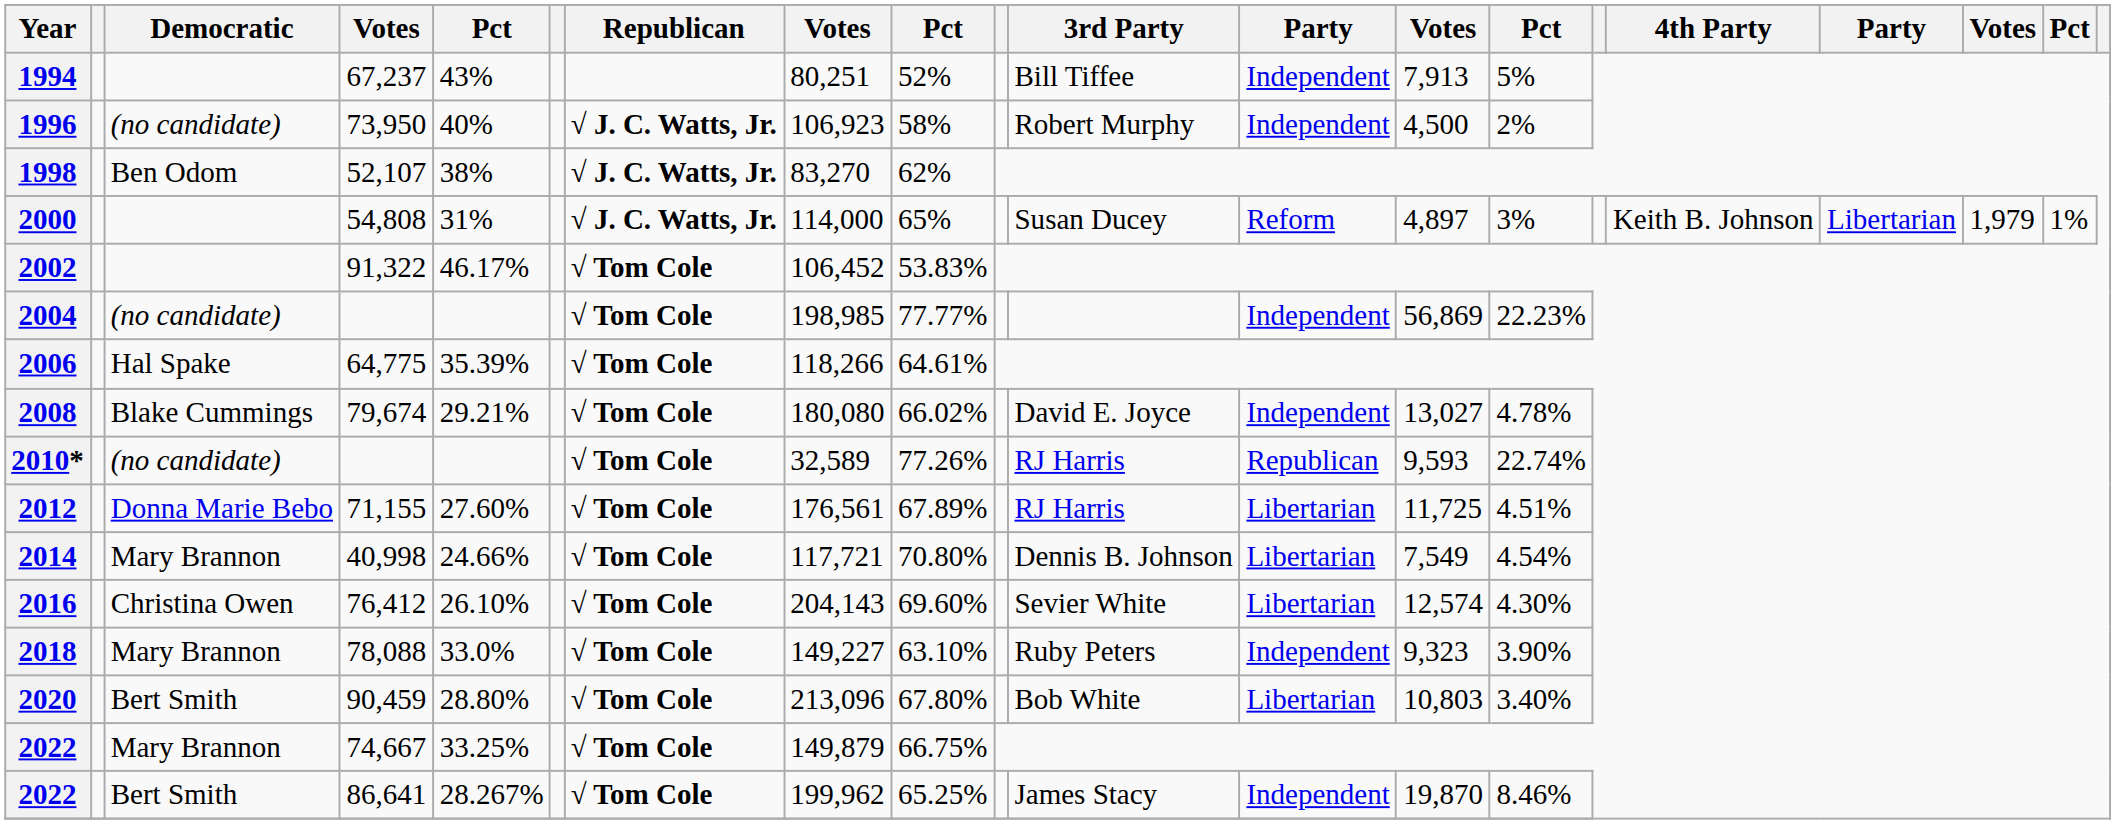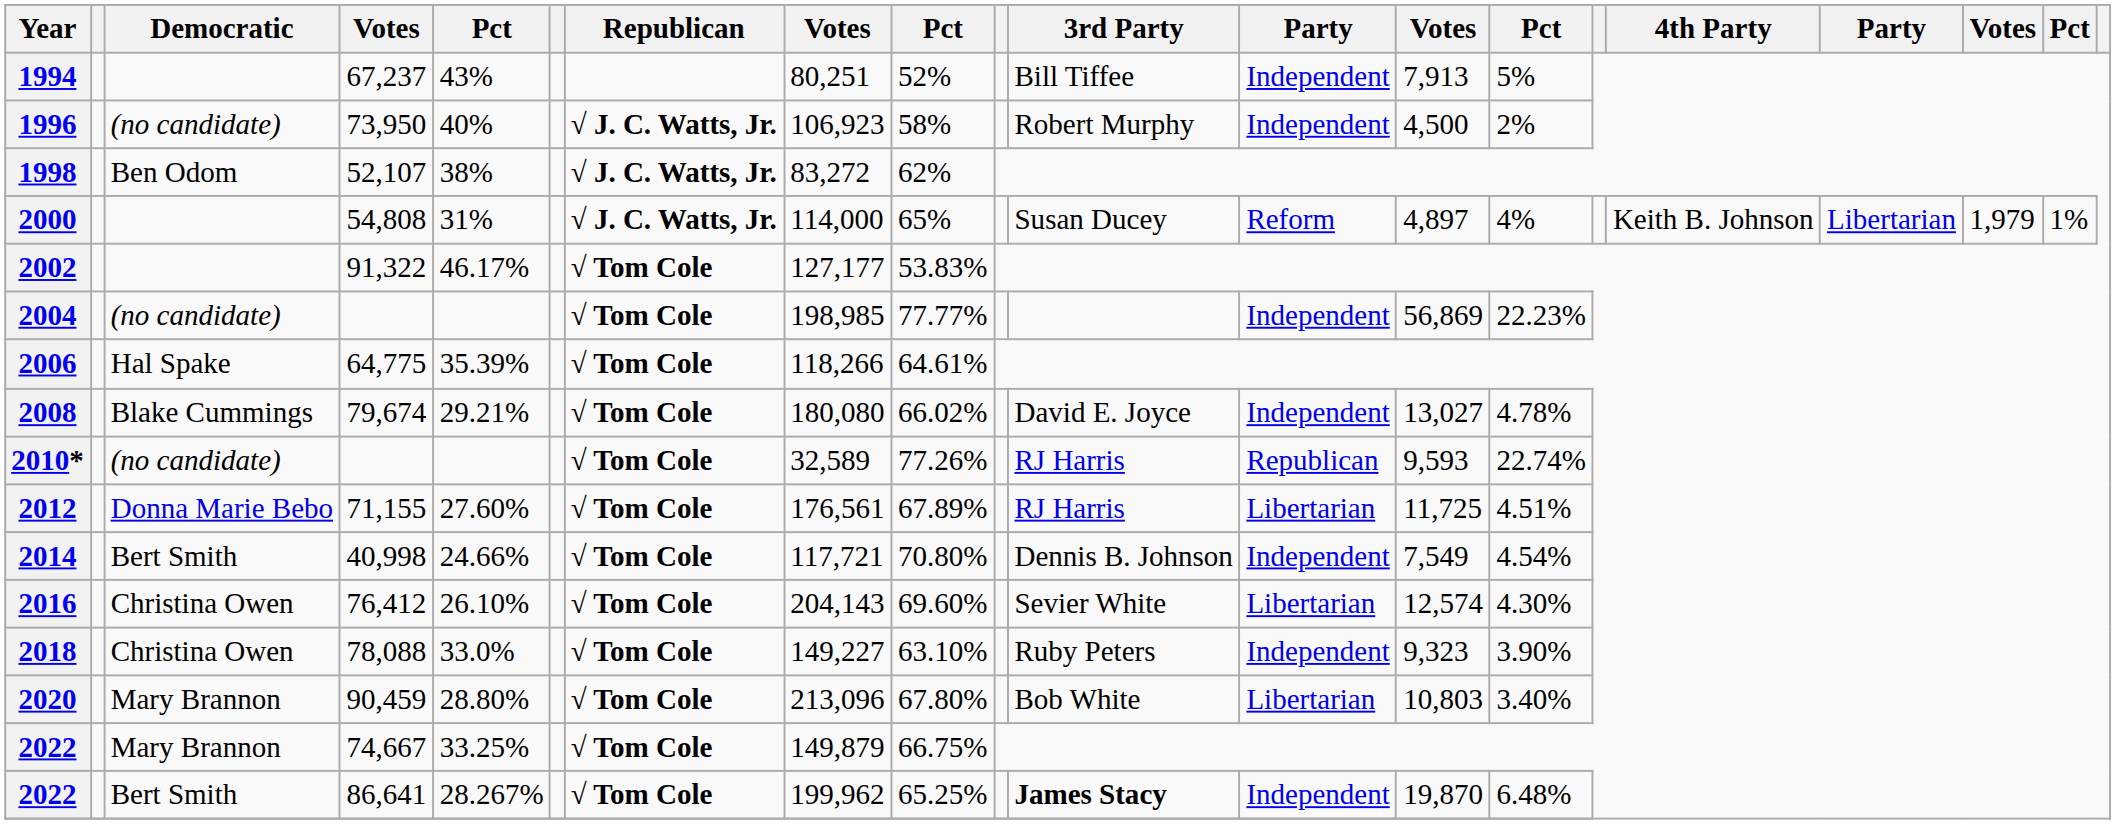(830, 172) 83,270 -> (830, 172) 83,272
(1516, 219) 3% -> (1516, 219) 4%
(837, 267) 106,452 -> (837, 267) 127,177
(196, 554) Mary Brannon -> (174, 554) Bert Smith
(1311, 554) Libertarian -> (1318, 554) Independent
(196, 650) Mary Brannon -> (202, 650) Christina Owen
(174, 698) Bert Smith -> (196, 698) Mary Brannon
(1086, 794) normal -> (1091, 794) bold
(1534, 794) 8.46% -> (1534, 794) 6.48%
